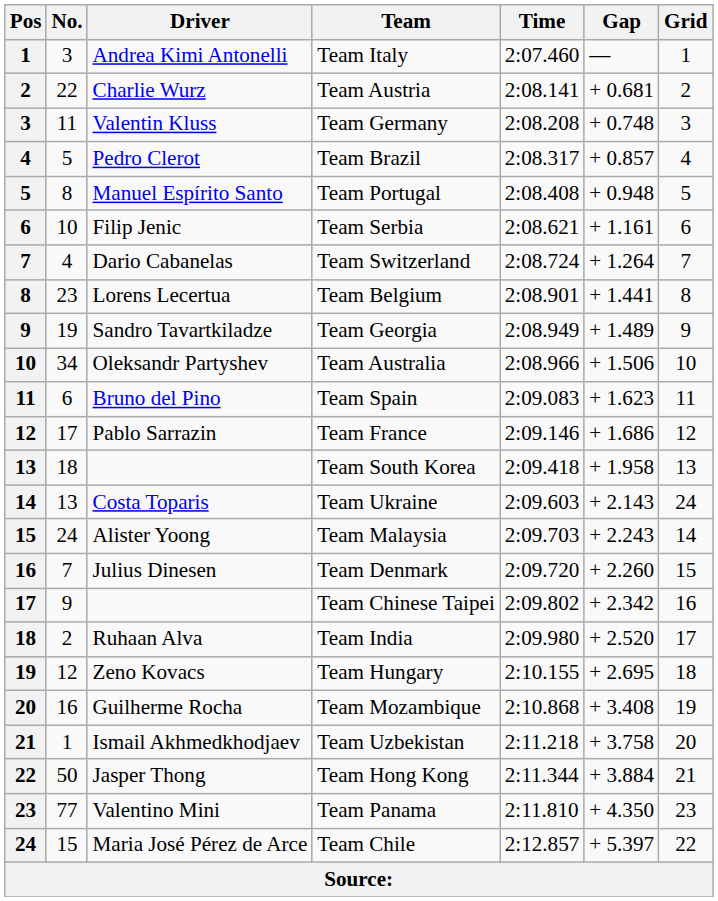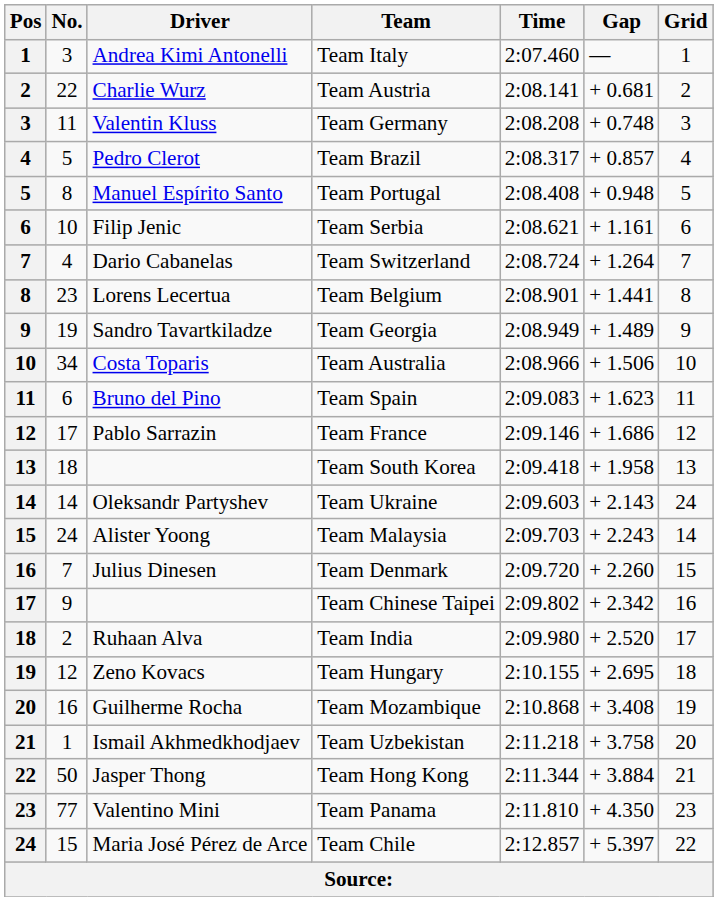(180, 364) Oleksandr Partyshev -> (151, 364) Costa Toparis
(67, 501) 13 -> (67, 501) 14
(151, 501) Costa Toparis -> (180, 501) Oleksandr Partyshev
